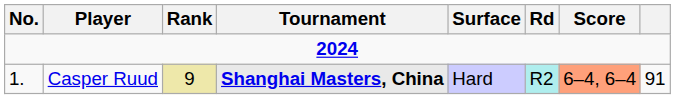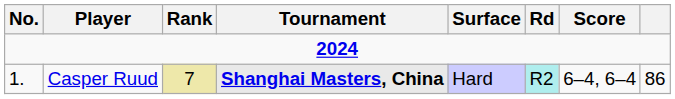(190, 78) 9 -> (190, 78) 7
(600, 78) lightsalmon background -> (600, 78) no background
(655, 78) 91 -> (655, 78) 86
